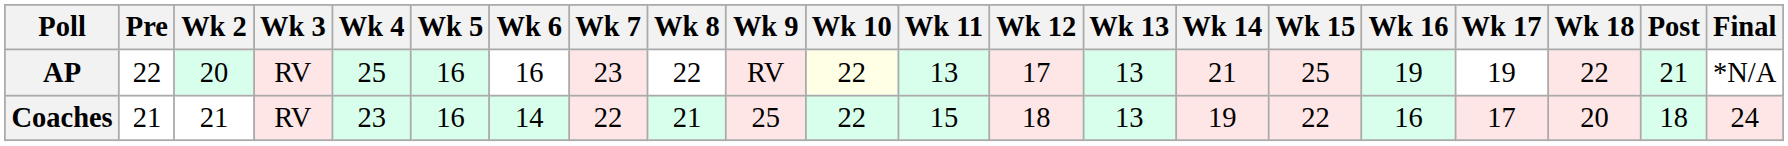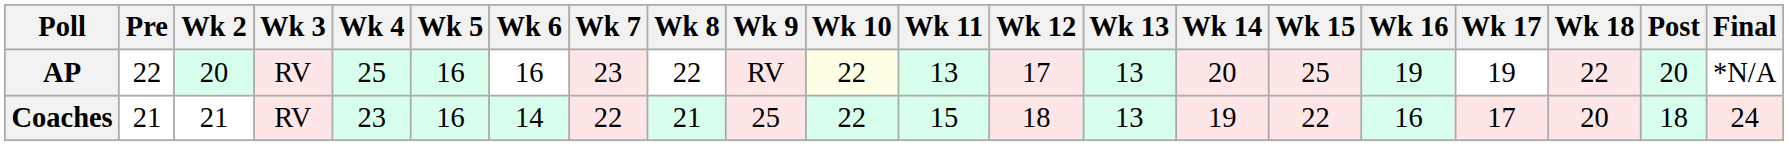(1222, 72) 21 -> (1222, 72) 20
(1674, 72) 21 -> (1674, 72) 20
